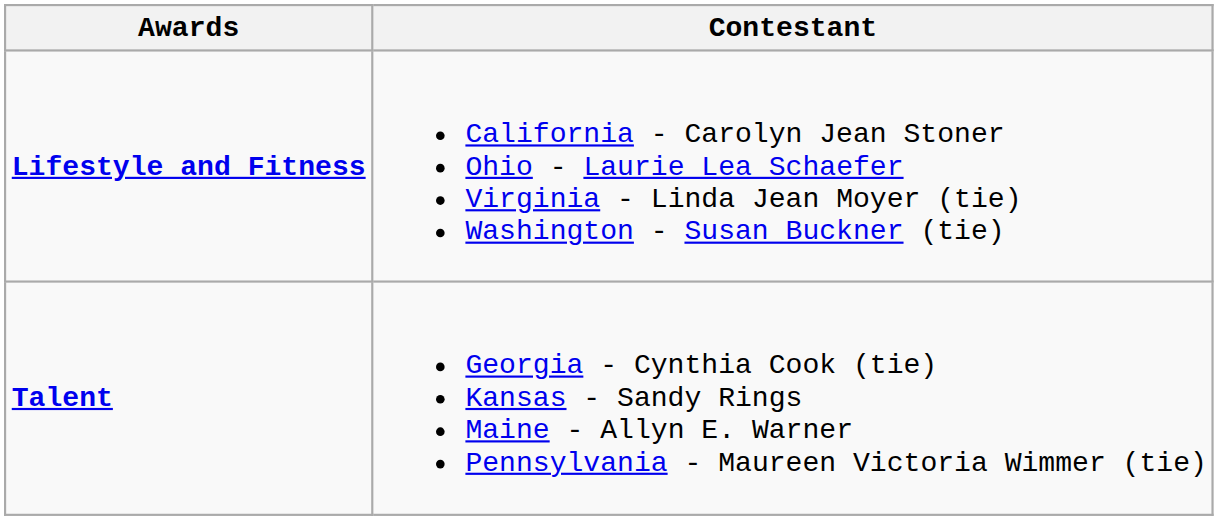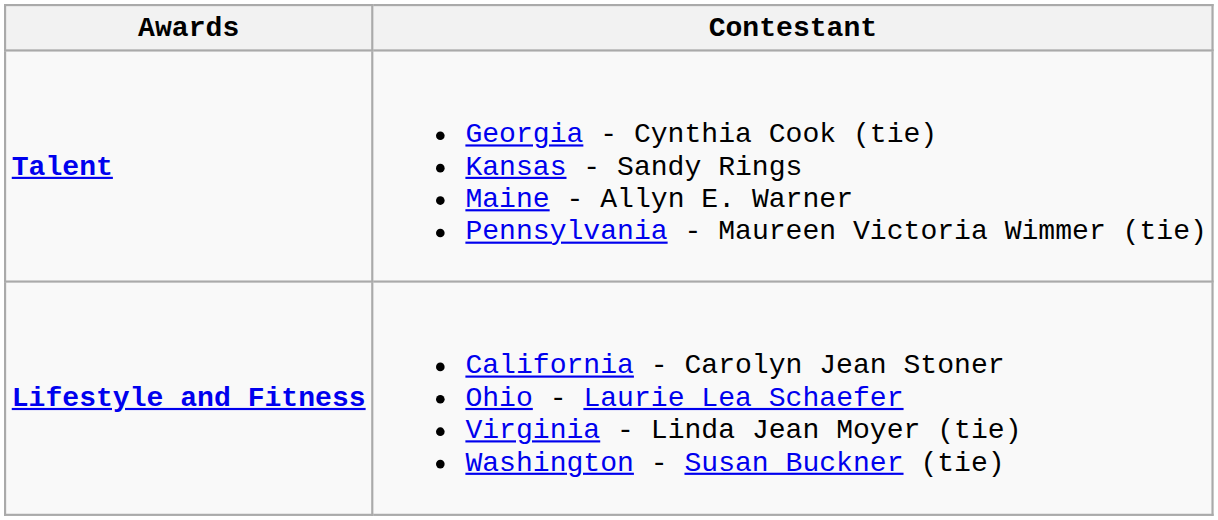rows swapped: (189, 167) <-> (62, 398)
